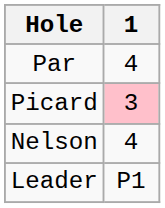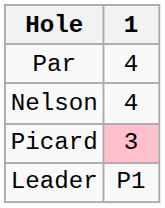rows swapped: (54, 103) <-> (54, 143)
